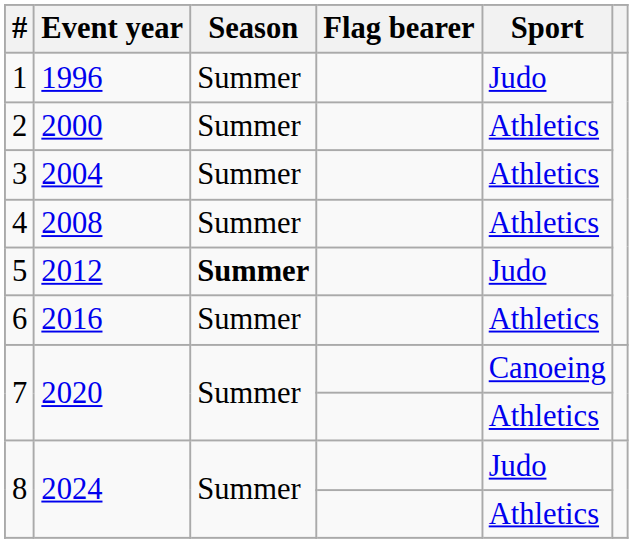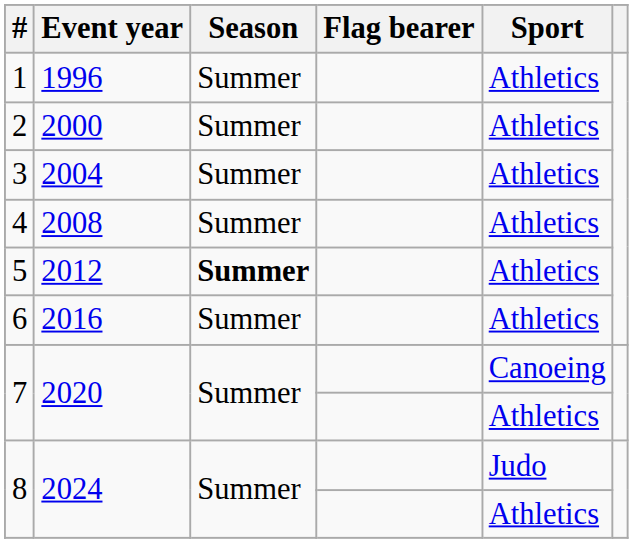(518, 77) Judo -> (544, 77) Athletics
(518, 271) Judo -> (544, 271) Athletics
